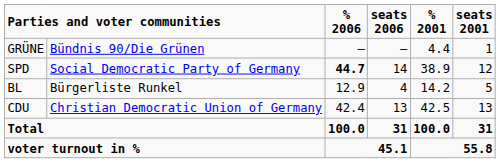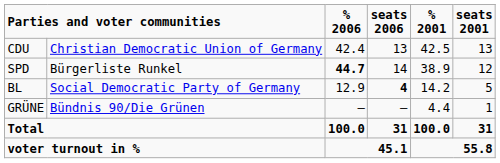rows swapped: (18, 108) <-> (26, 48)
(175, 68) Social Democratic Party of Germany -> (116, 68) Bürgerliste Runkel
(116, 88) Bürgerliste Runkel -> (175, 88) Social Democratic Party of Germany
(404, 88) normal -> (404, 88) bold
